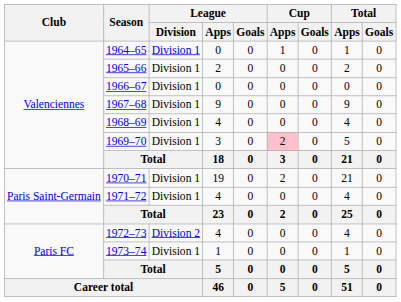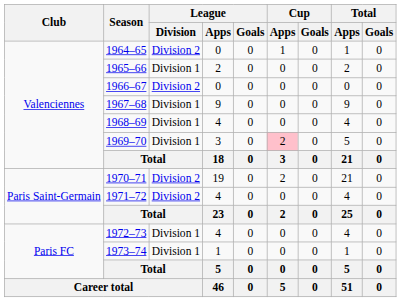(176, 50) Division 1 -> (176, 50) Division 2
(176, 86) Division 1 -> (176, 86) Division 2
(176, 178) Division 1 -> (176, 178) Division 2
(176, 196) Division 1 -> (176, 196) Division 2
(176, 232) Division 2 -> (176, 232) Division 1
